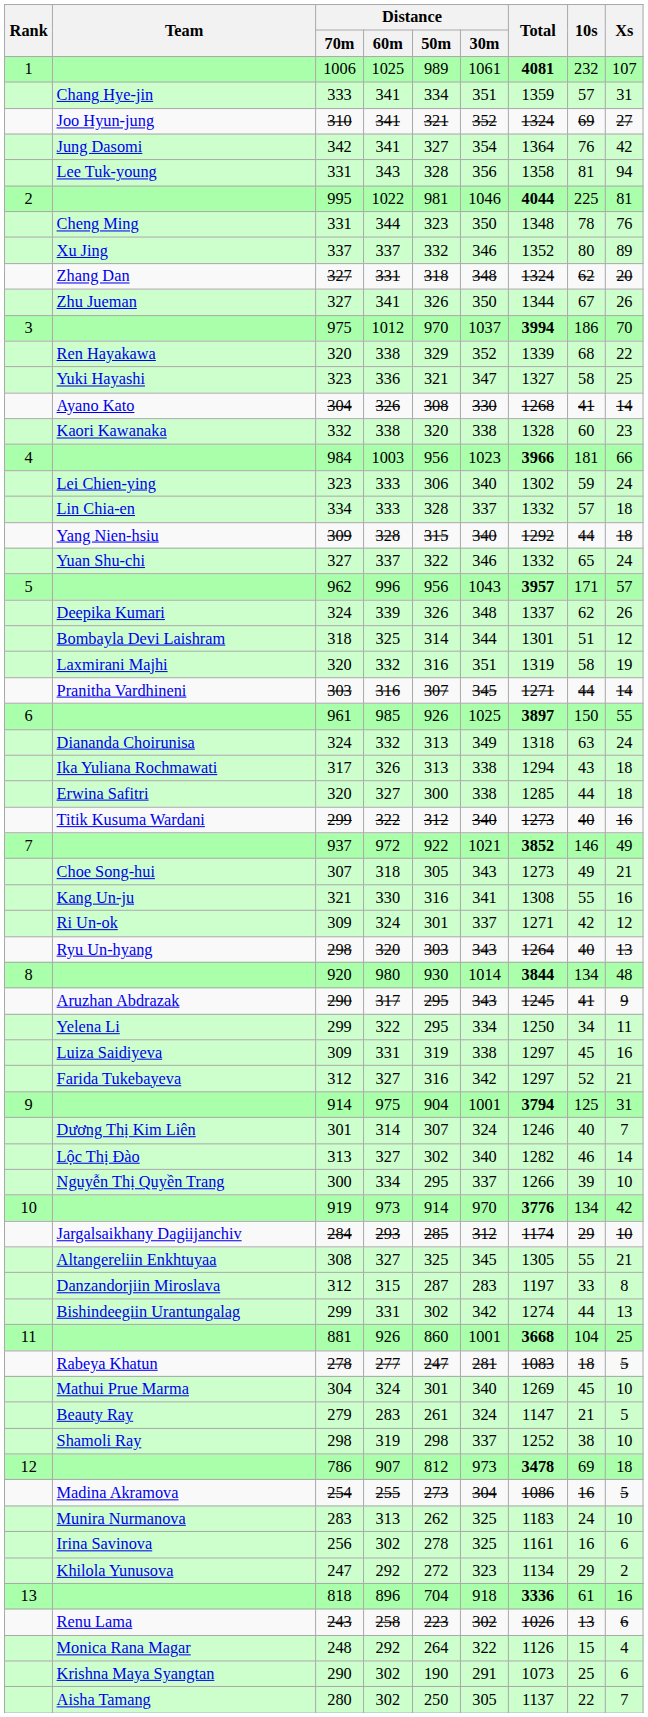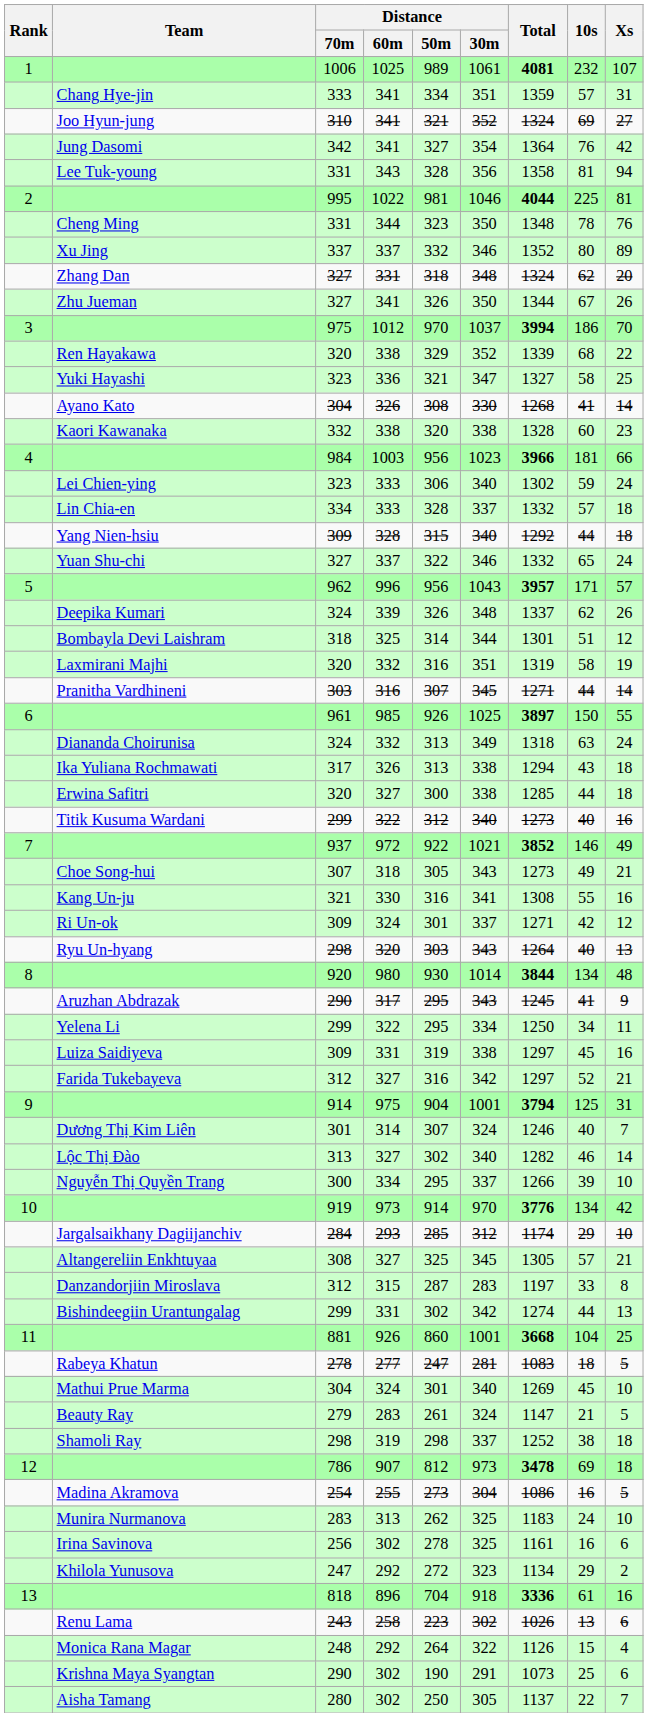(586, 1259) 55 -> (586, 1259) 57
(624, 1440) 10 -> (624, 1440) 18
